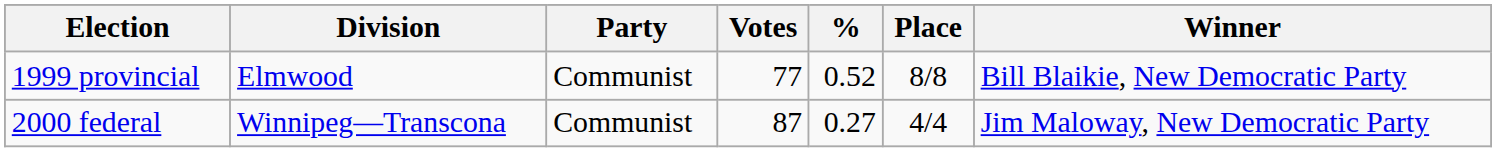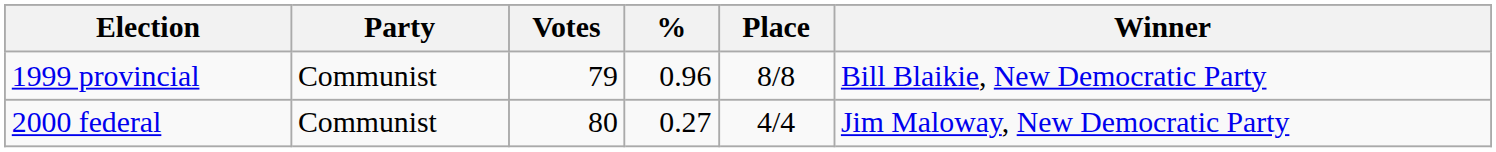- column: (388, 28)
(787, 75) 77 -> (603, 75) 79
(850, 75) 0.52 -> (685, 75) 0.96
(787, 122) 87 -> (603, 122) 80
